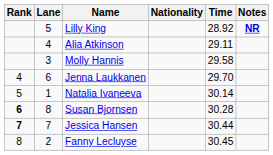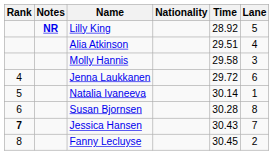columns swapped: (48, 12) <-> (252, 12)
(221, 45) 29.11 -> (225, 45) 29.51
(221, 77) 29.70 -> (225, 77) 29.72
(19, 110) bold -> (19, 110) normal
(221, 126) 30.44 -> (225, 126) 30.43
